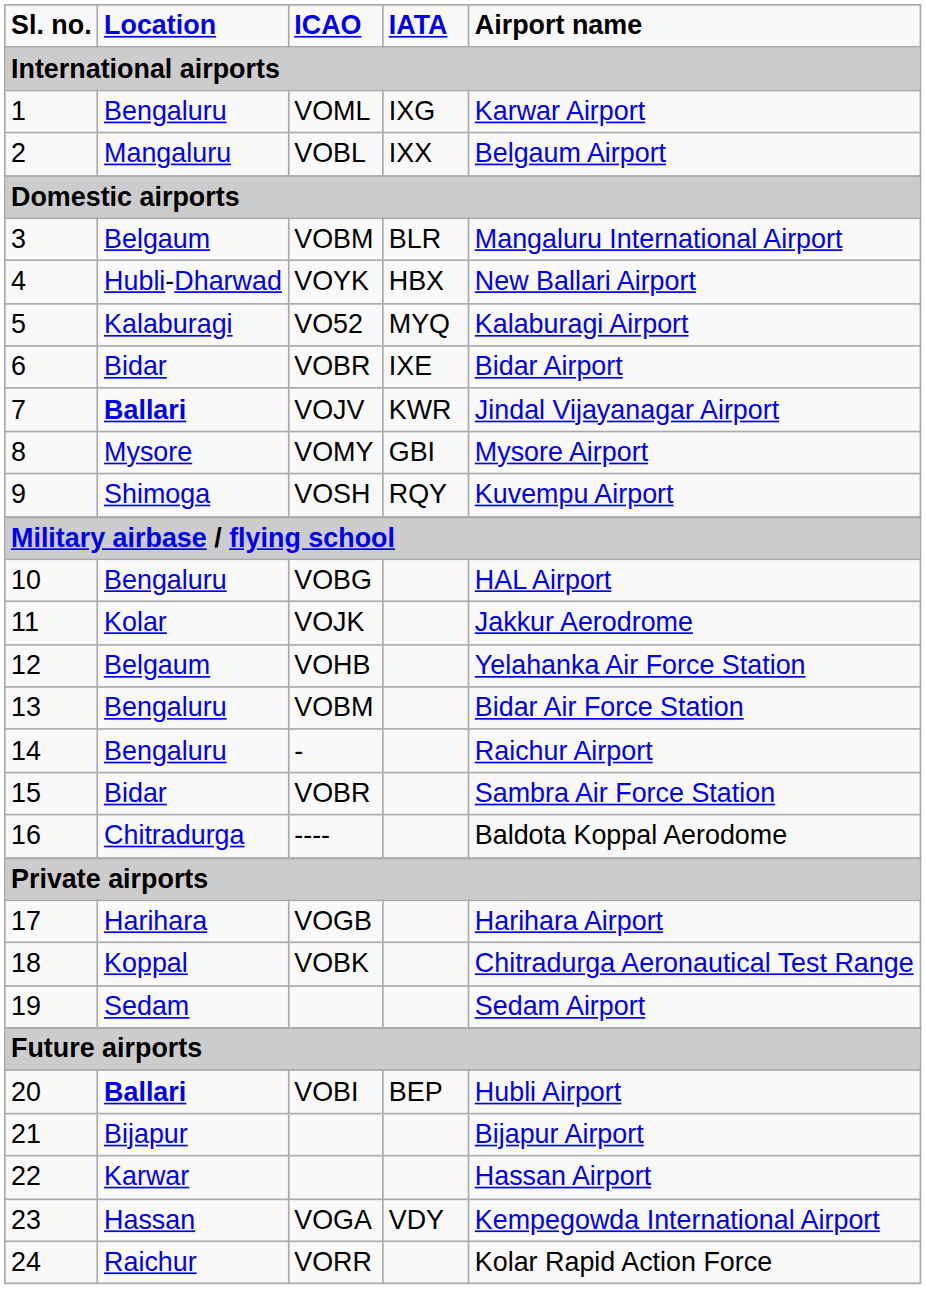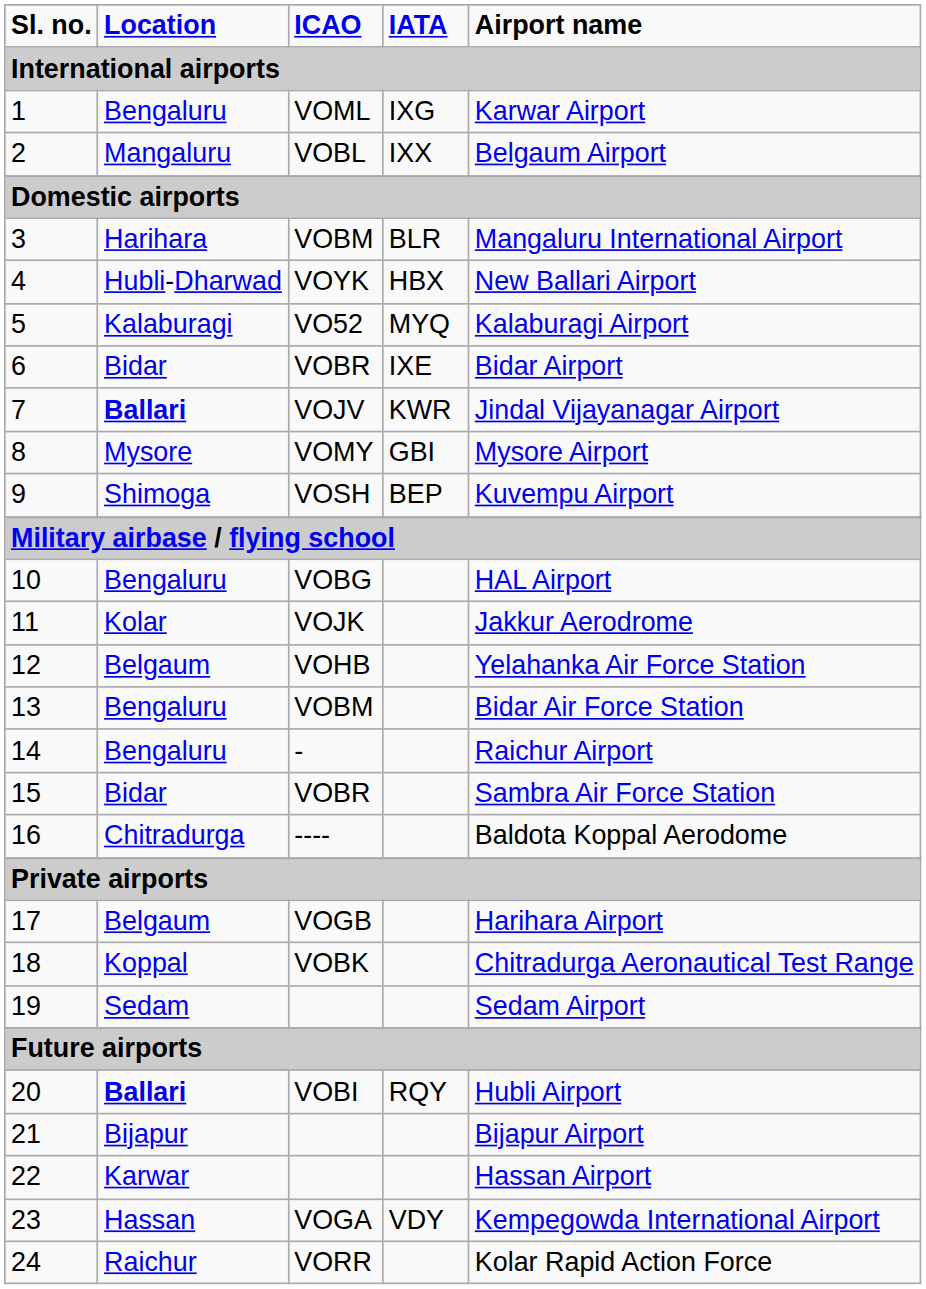(157, 238) Belgaum -> (156, 238) Harihara
(418, 494) RQY -> (416, 494) BEP
(156, 921) Harihara -> (157, 921) Belgaum
(416, 1091) BEP -> (418, 1091) RQY
